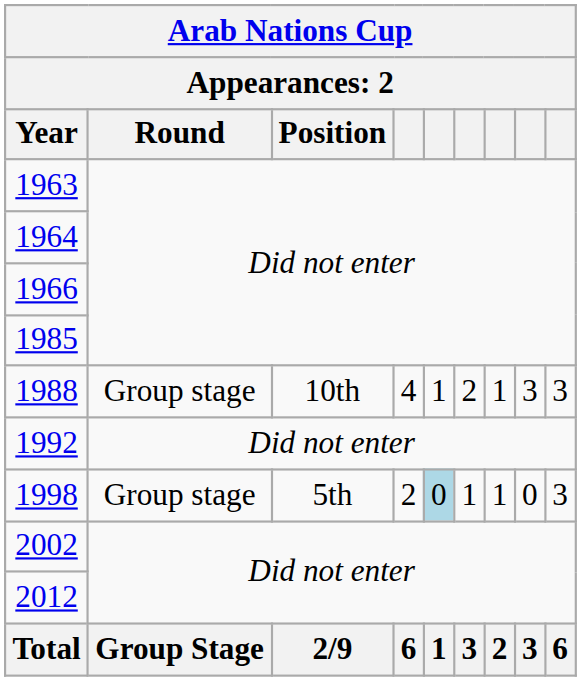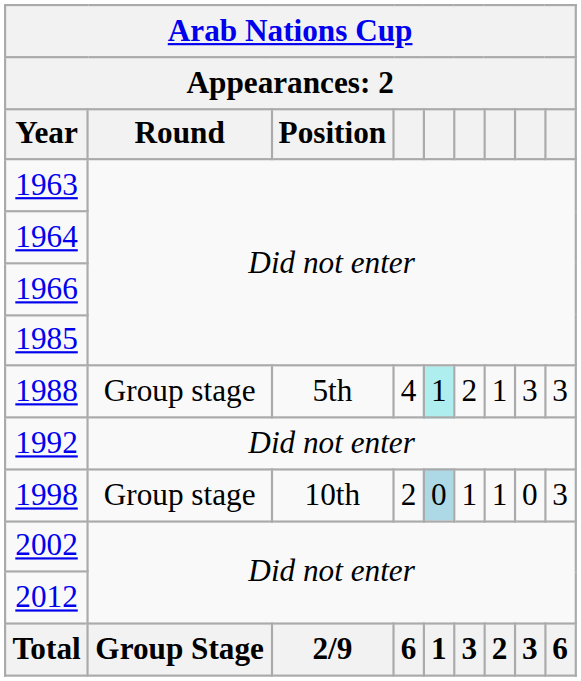(332, 391) 10th -> (332, 391) 5th
(439, 391) no background -> (439, 391) paleturquoise background
(332, 494) 5th -> (332, 494) 10th
